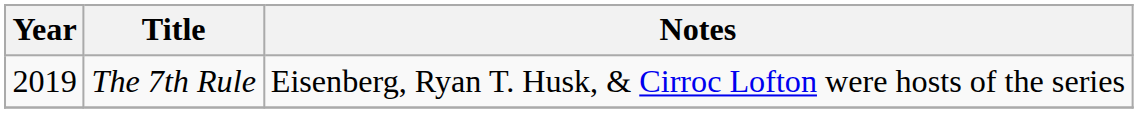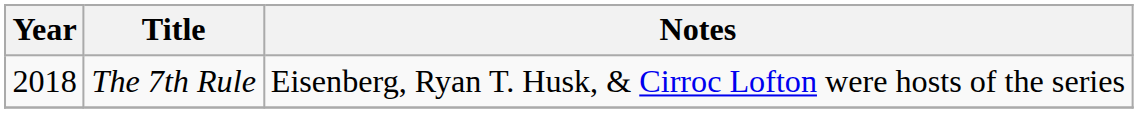(45, 81) 2019 -> (45, 81) 2018
